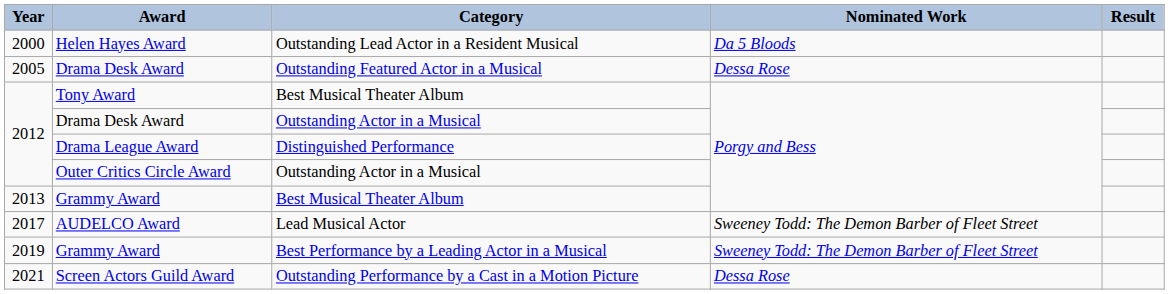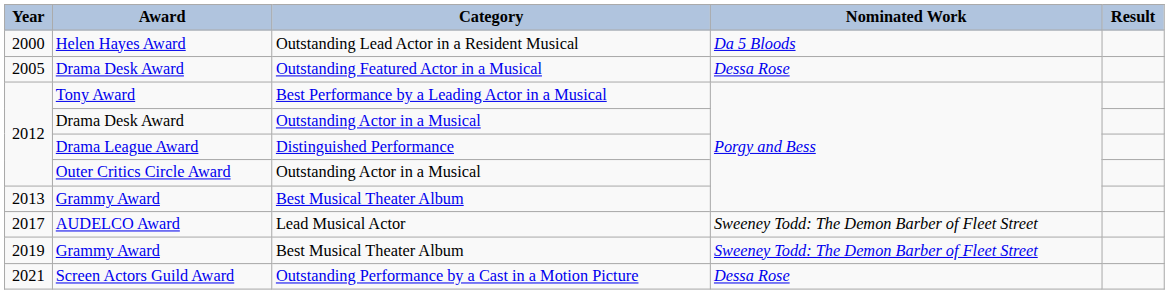(370, 95) Best Musical Theater Album -> (441, 95) Best Performance by a Leading Actor in a Musical
(441, 250) Best Performance by a Leading Actor in a Musical -> (370, 250) Best Musical Theater Album
